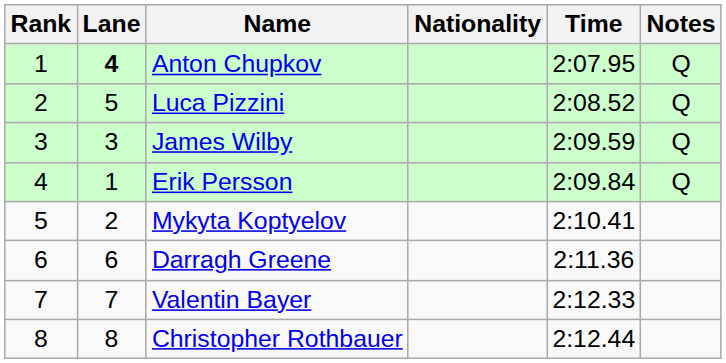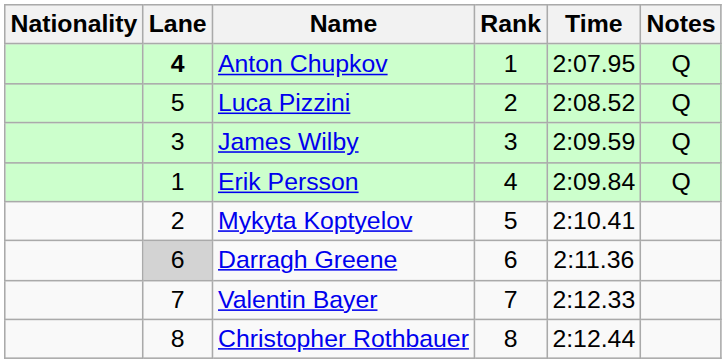columns swapped: (41, 24) <-> (478, 24)
(112, 260) no background -> (178, 260) lightgrey background
